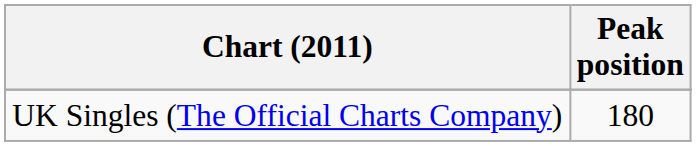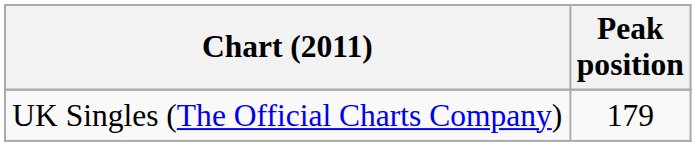(630, 114) 180 -> (630, 114) 179
